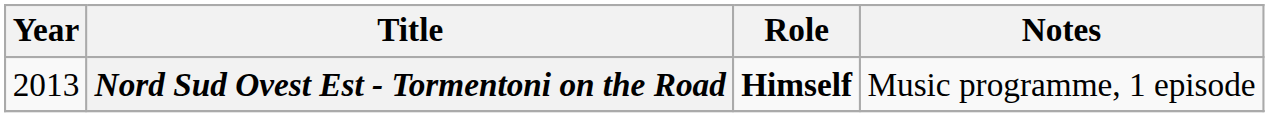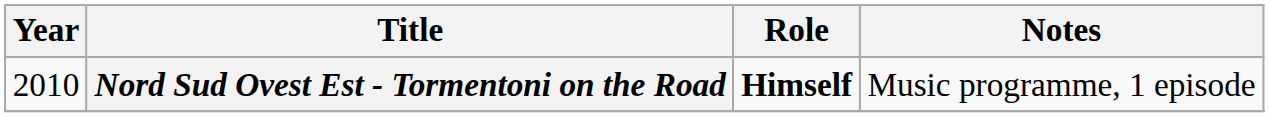(46, 83) 2013 -> (46, 83) 2010
